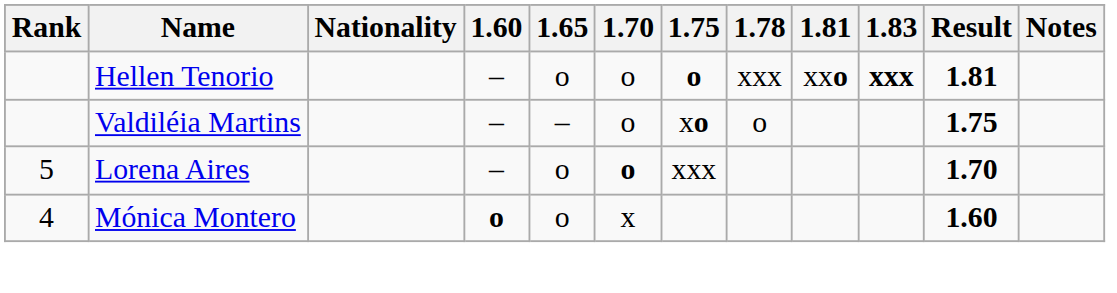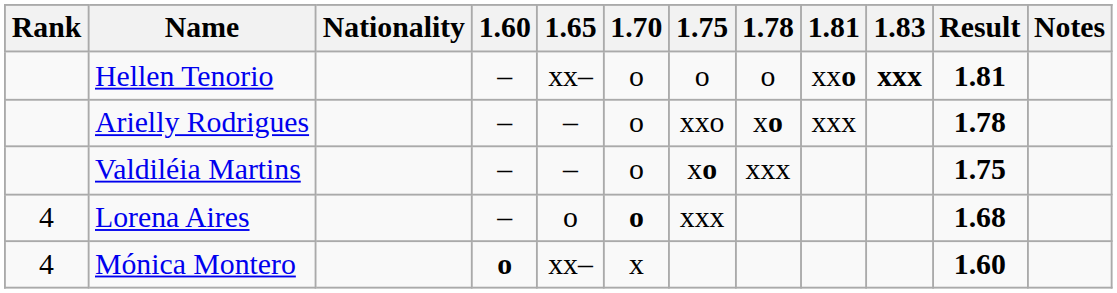(562, 75) o -> (571, 75) xx–
(694, 75) bold -> (702, 75) normal
(760, 75) xxx -> (768, 75) o
+ row: (202, 122)
(760, 122) o -> (768, 169) xxx
(47, 169) 5 -> (47, 216) 4
(972, 169) 1.70 -> (980, 216) 1.68
(562, 216) o -> (571, 264) xx–
